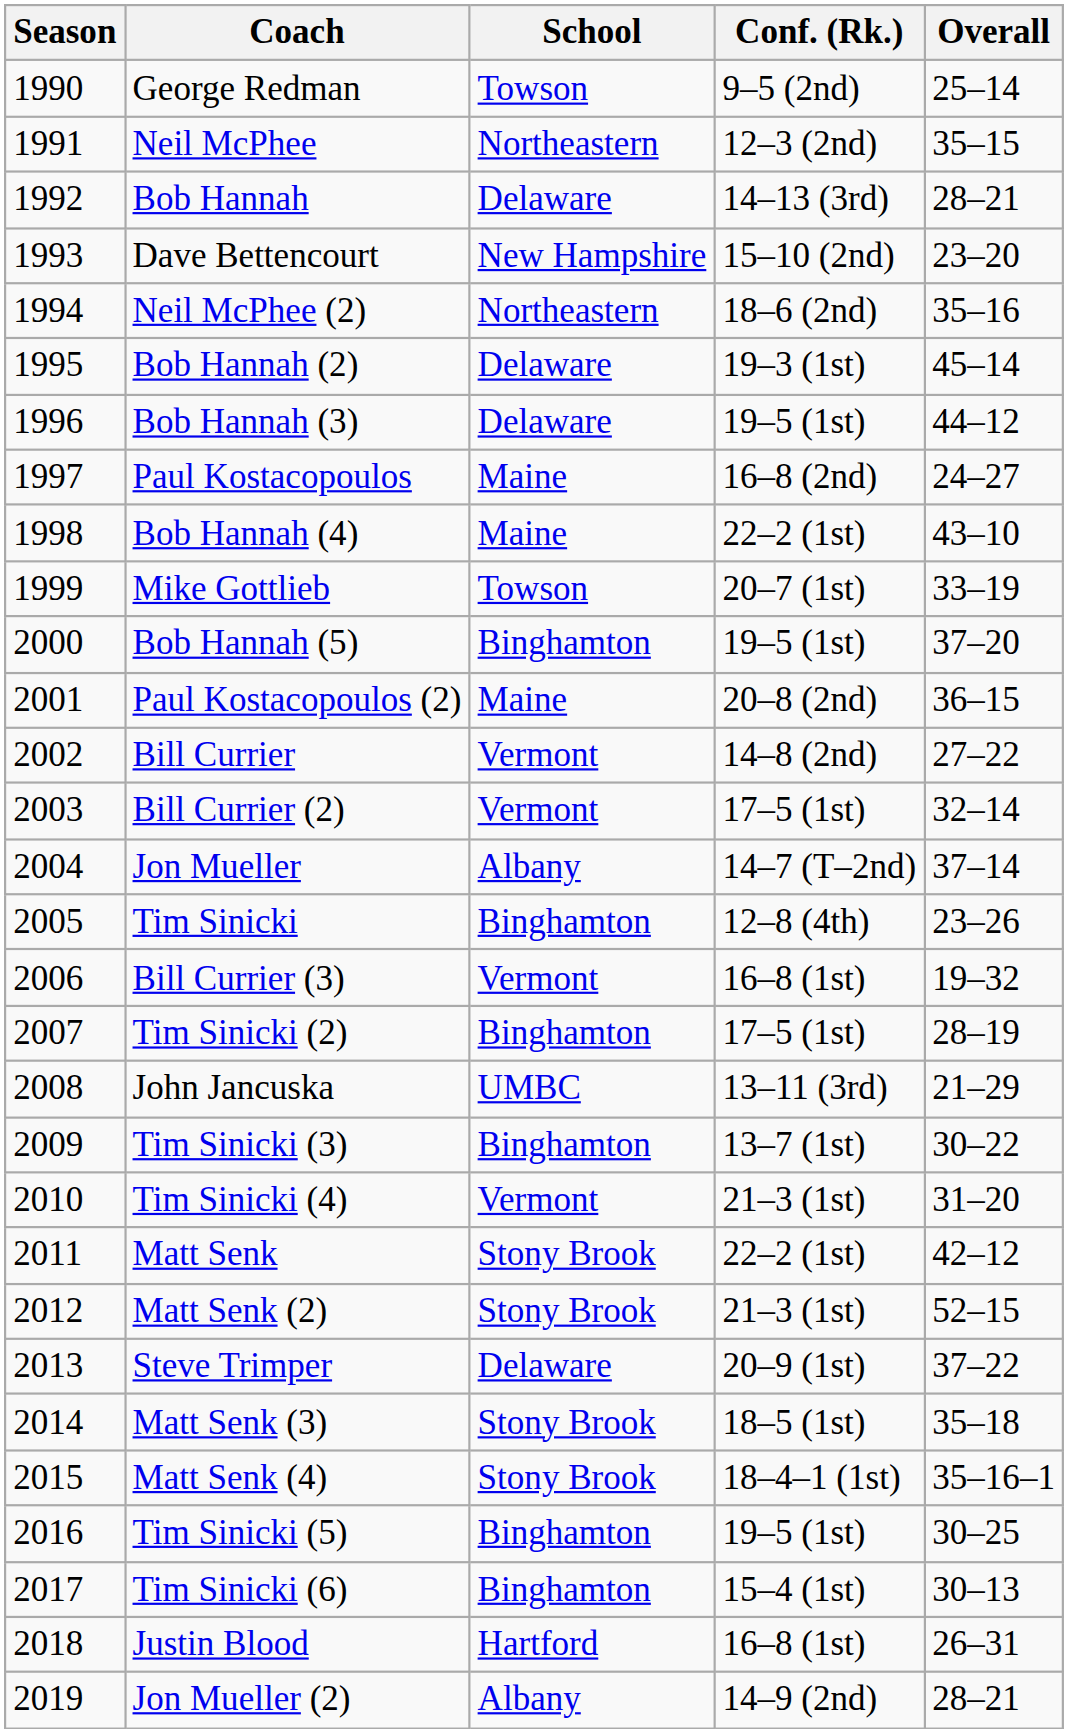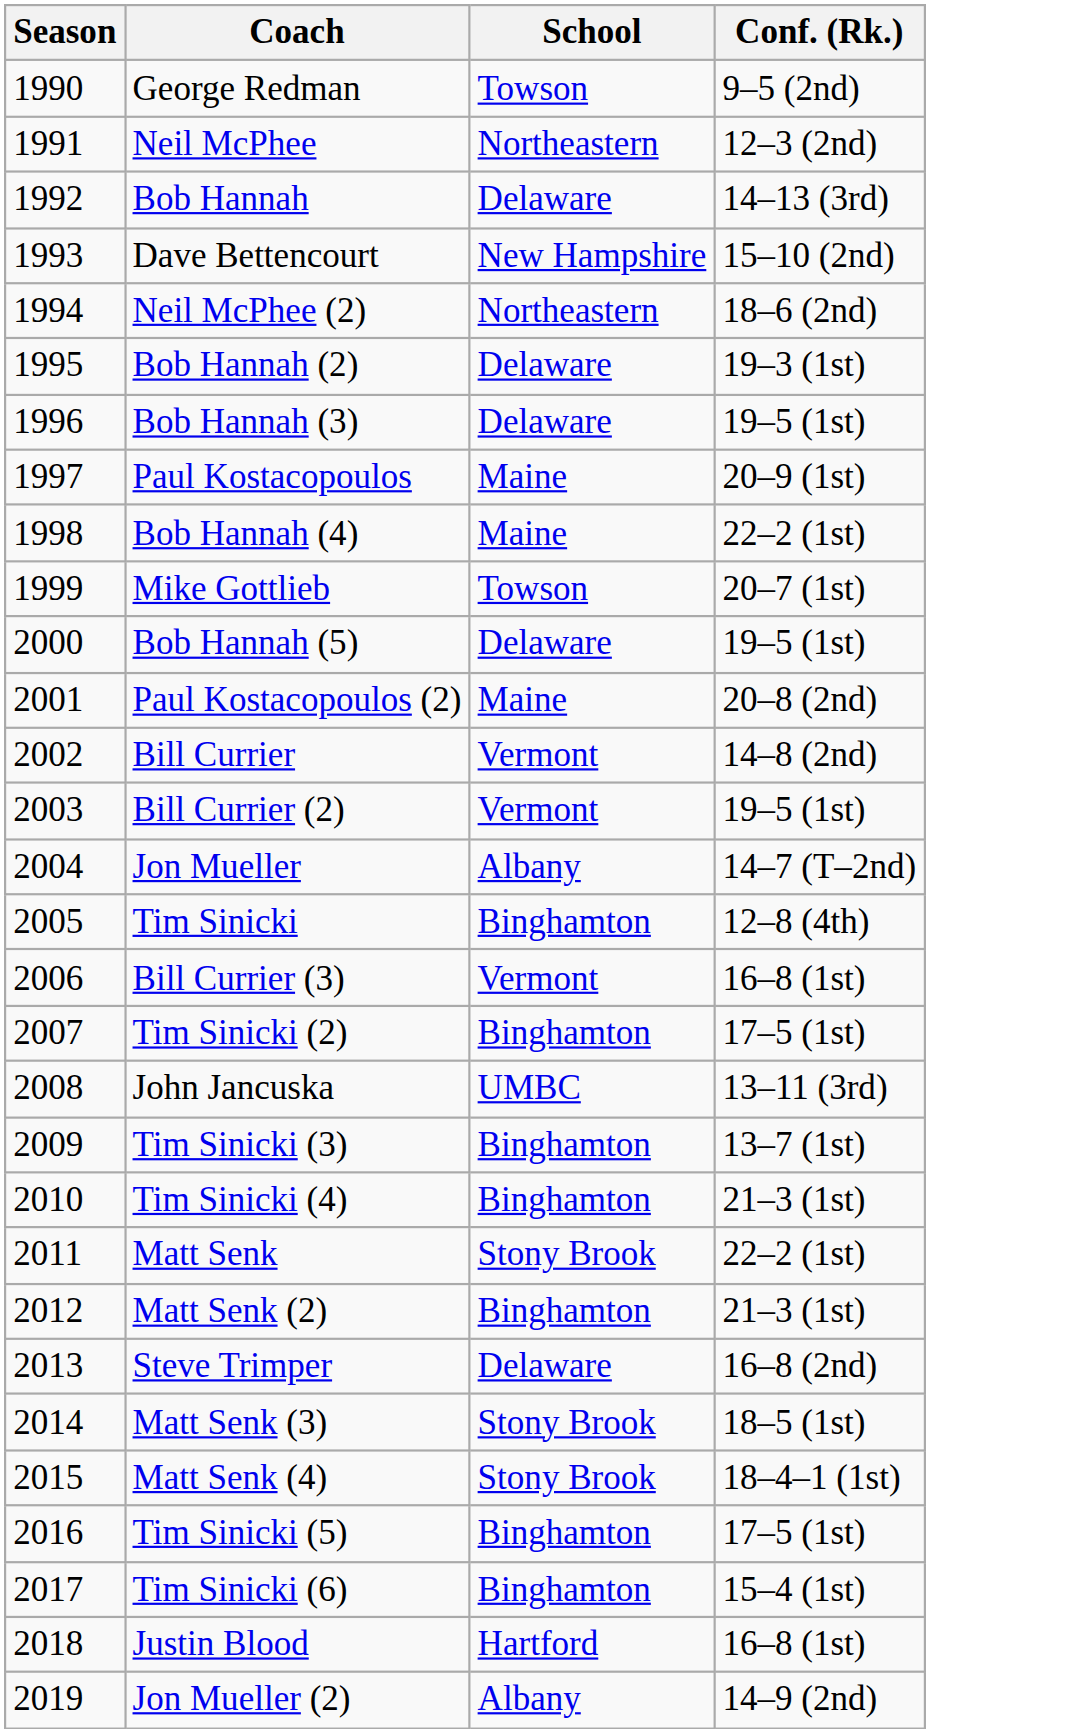- column: (994, 32)
(800, 476) 16–8 (2nd) -> (794, 476) 20–9 (1st)
(564, 643) Binghamton -> (545, 643) Delaware
(794, 810) 17–5 (1st) -> (794, 810) 19–5 (1st)
(538, 1199) Vermont -> (564, 1199) Binghamton
(567, 1310) Stony Brook -> (564, 1310) Binghamton
(794, 1365) 20–9 (1st) -> (800, 1365) 16–8 (2nd)
(794, 1532) 19–5 (1st) -> (794, 1532) 17–5 (1st)
